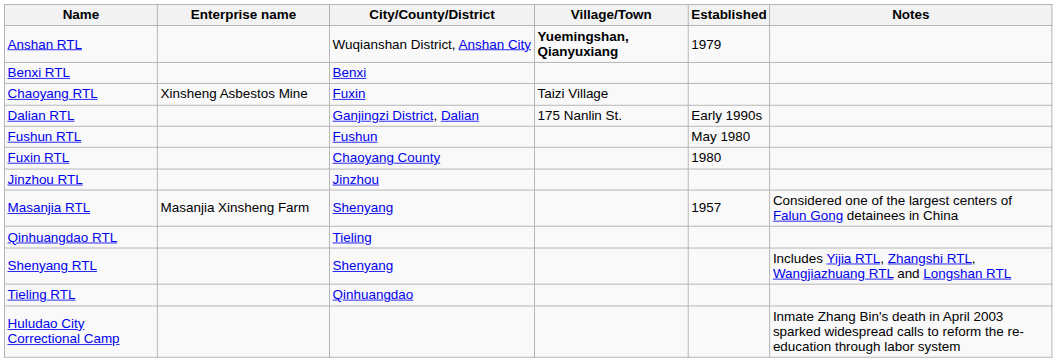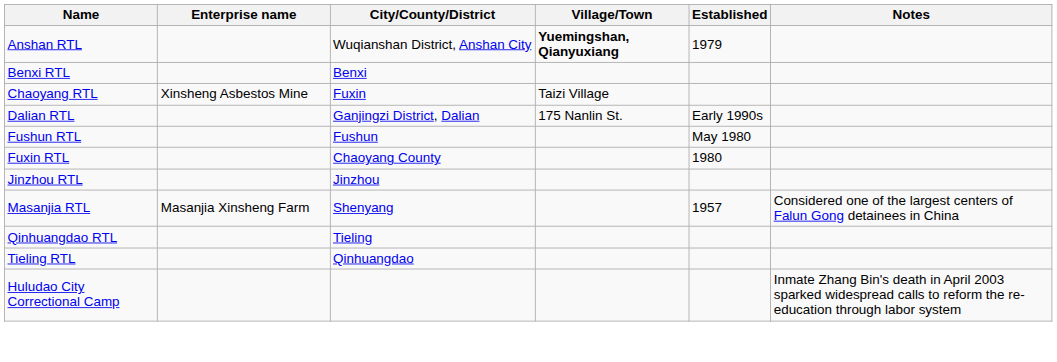- row: (52, 266)
